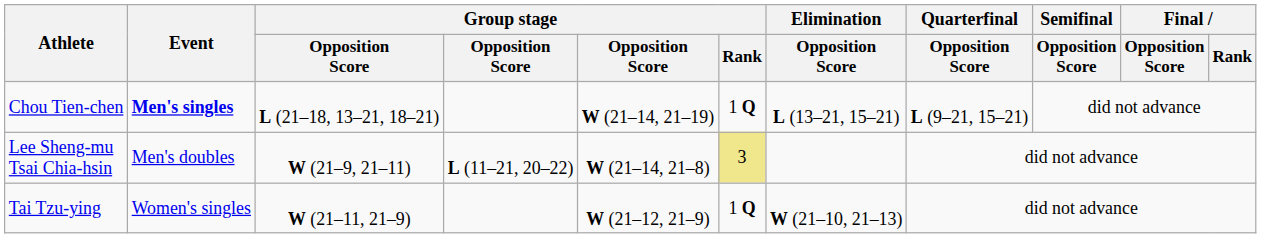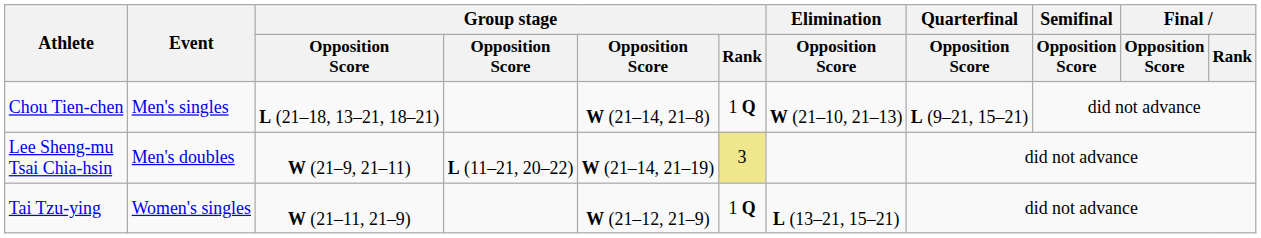(183, 107) bold -> (180, 107) normal
(648, 117) W (21–14, 21–19) -> (648, 117) W (21–14, 21–8)
(836, 117) L (13–21, 15–21) -> (836, 117) W (21–10, 21–13)
(648, 168) W (21–14, 21–8) -> (648, 168) W (21–14, 21–19)
(836, 218) W (21–10, 21–13) -> (836, 218) L (13–21, 15–21)
